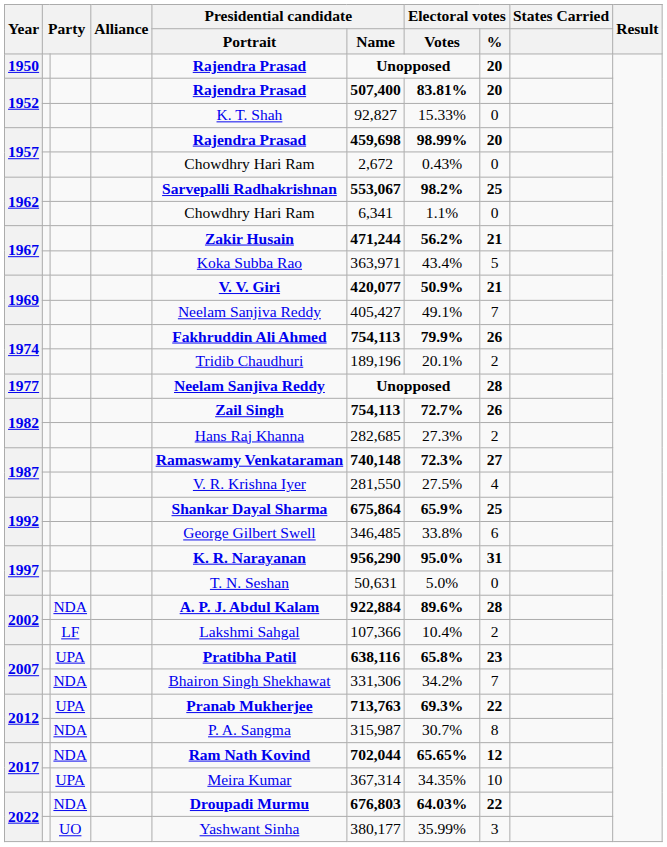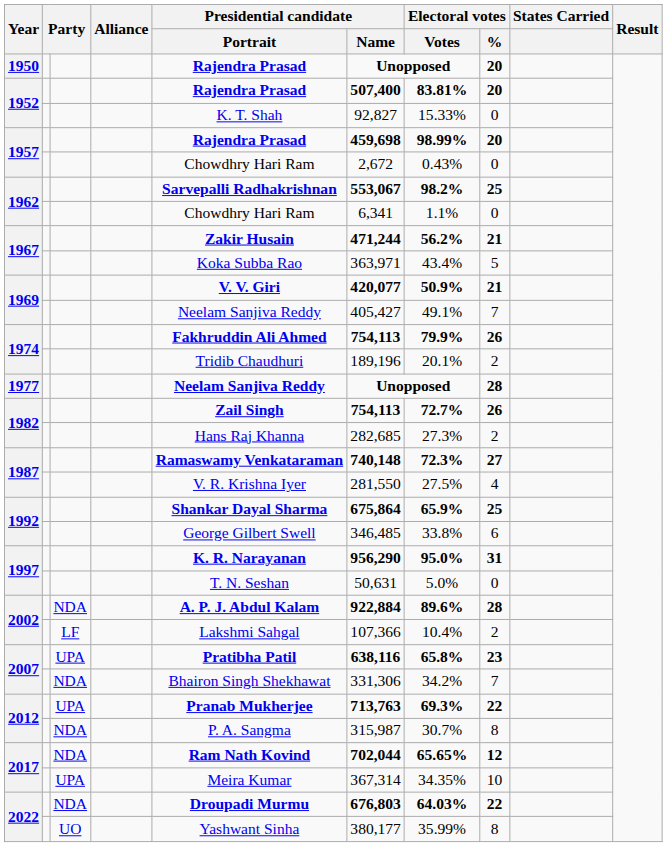(495, 829) 3 -> (495, 829) 8
